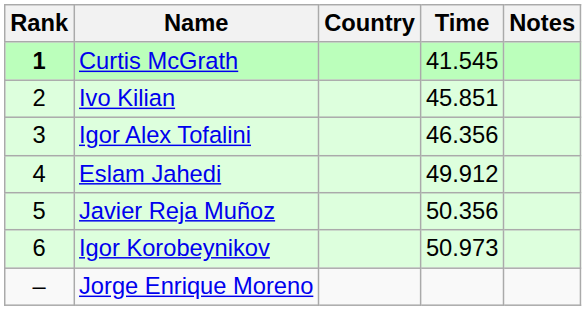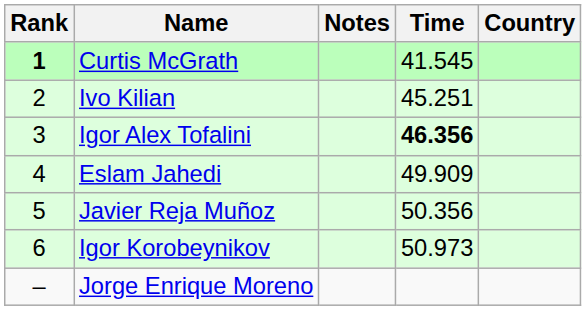columns swapped: (370, 23) <-> (542, 23)
(462, 98) 45.851 -> (437, 98) 45.251
(462, 135) normal -> (437, 135) bold
(462, 173) 49.912 -> (437, 173) 49.909
